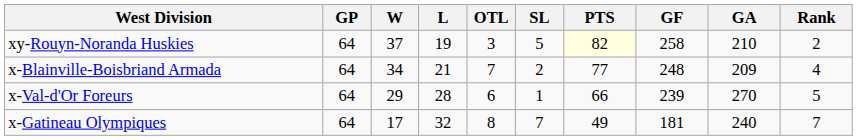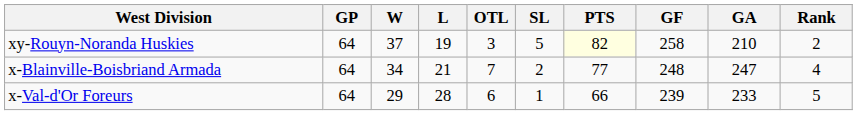(744, 69) 209 -> (744, 69) 247
(744, 95) 270 -> (744, 95) 233
- row: (87, 122)
